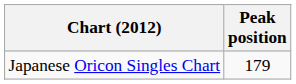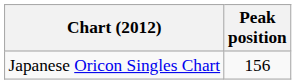(257, 65) 179 -> (257, 65) 156
